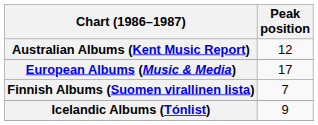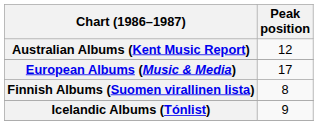(285, 89) 7 -> (285, 89) 8
